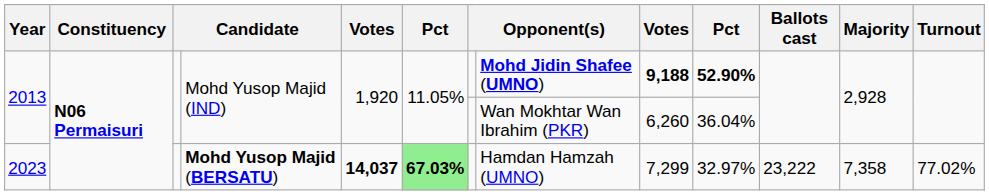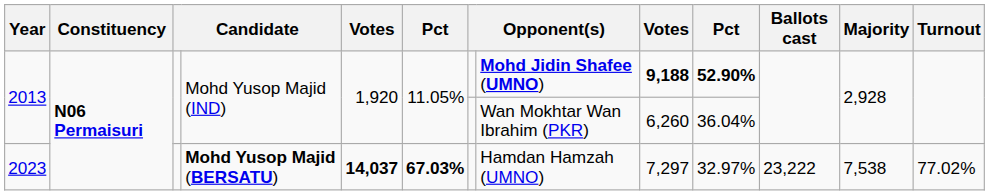(435, 167) lightgreen background -> (435, 167) no background
(668, 167) 7,299 -> (668, 167) 7,297
(865, 167) 7,358 -> (865, 167) 7,538
